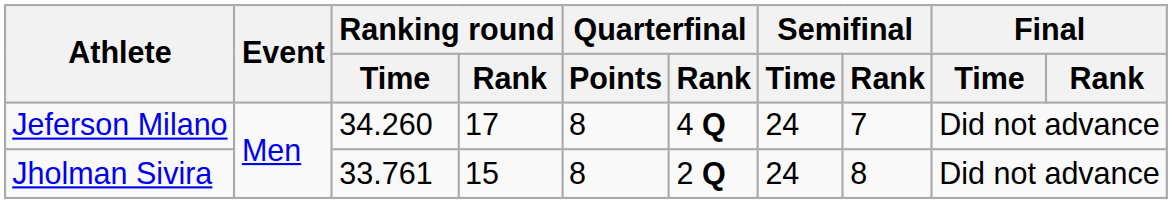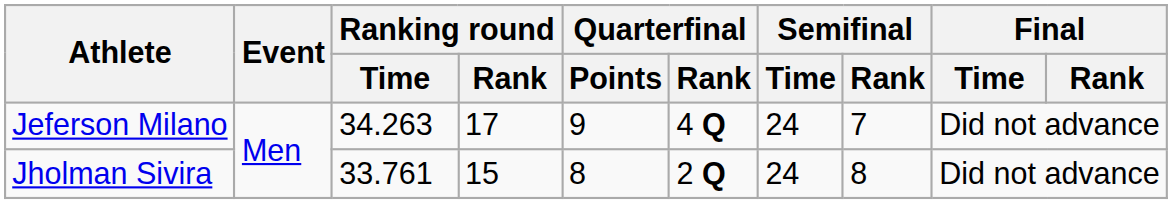(386, 126) 34.260 -> (386, 126) 34.263
(577, 126) 8 -> (577, 126) 9
